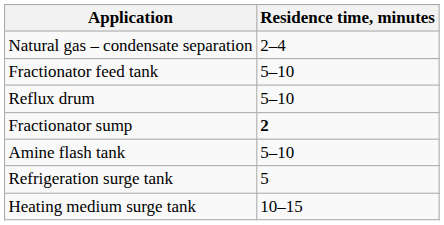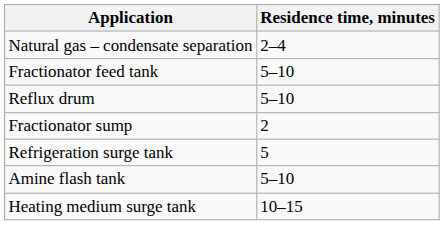(264, 125) bold -> (264, 125) normal
rows swapped: (67, 152) <-> (91, 179)
